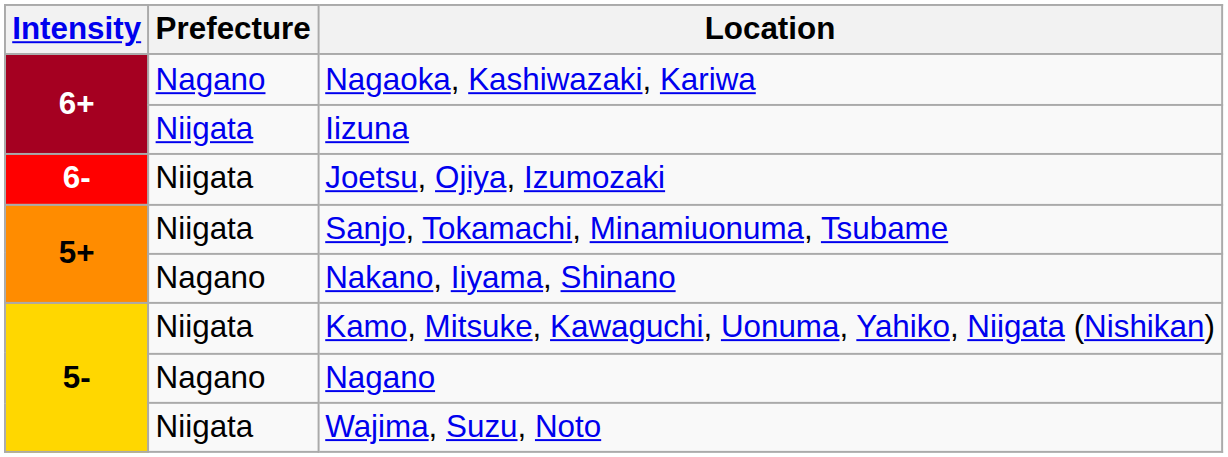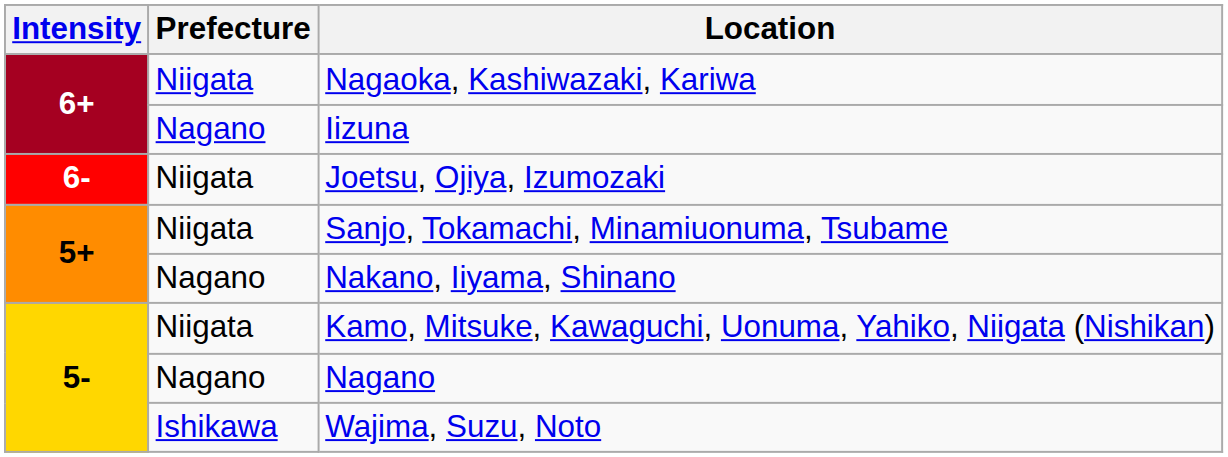(211, 79) Nagano -> (204, 79) Niigata
(204, 128) Niigata -> (211, 128) Nagano
(204, 427) Niigata -> (217, 427) Ishikawa
